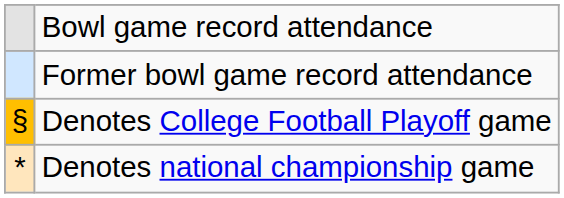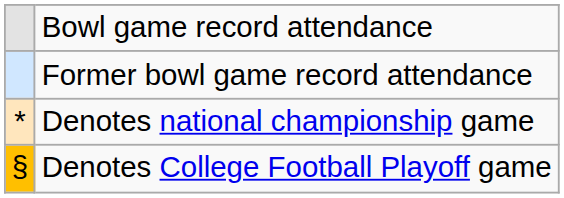rows swapped: (288, 167) <-> (297, 121)
